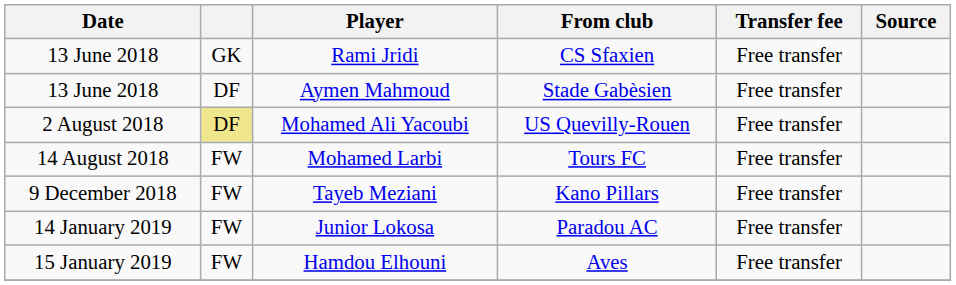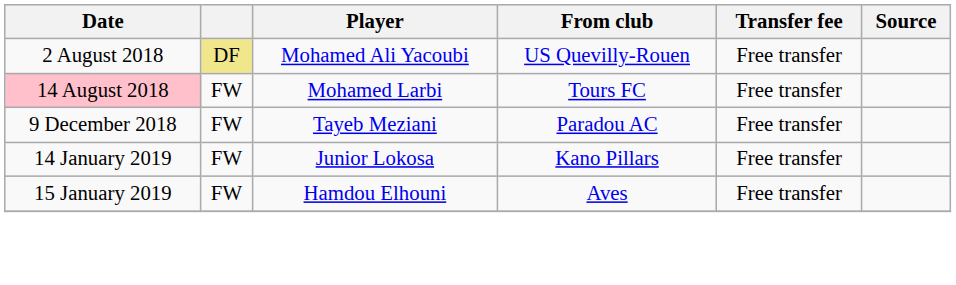- row: (375, 55)
- row: (375, 89)
(103, 158) no background -> (103, 89) pink background
(607, 192) Kano Pillars -> (607, 124) Paradou AC
(607, 227) Paradou AC -> (607, 158) Kano Pillars
